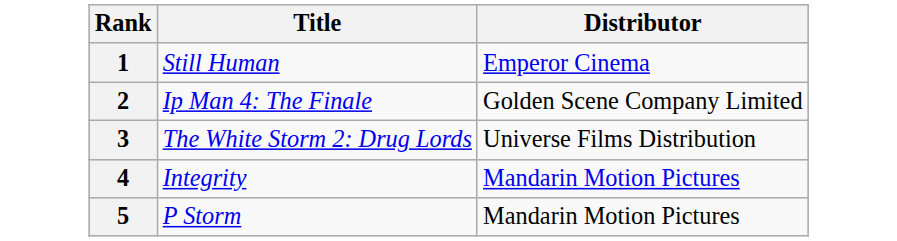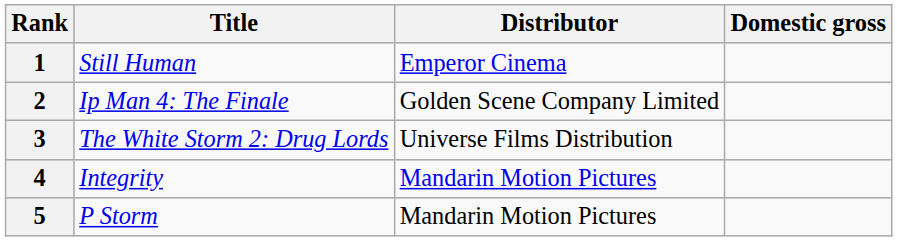+ column: (808, 23)
